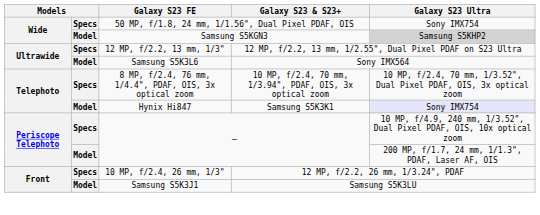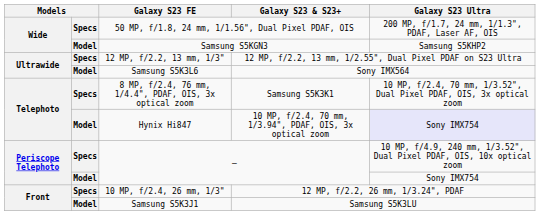(452, 24) Sony IMX754 -> (452, 28) 200 MP, f/1.7, 24 mm, 1/1.3", PDAF, Laser AF, OIS
(452, 37) lightgrey background -> (452, 46) no background
(300, 85) 10 MP, f/2.4, 70 mm, 1/3.94", PDAF, OIS, 3x optical zoom -> (300, 94) Samsung S5K3K1
(300, 107) Samsung S5K3K1 -> (300, 125) 10 MP, f/2.4, 70 mm, 1/3.94", PDAF, OIS, 3x optical zoom
(452, 155) 200 MP, f/1.7, 24 mm, 1/1.3", PDAF, Laser AF, OIS -> (452, 178) Sony IMX754
